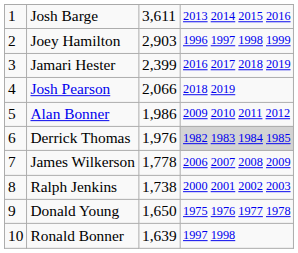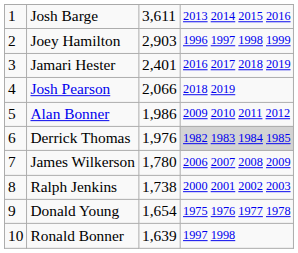(159, 65) 2,399 -> (159, 65) 2,401
(159, 162) 1,778 -> (159, 162) 1,780
(159, 211) 1,650 -> (159, 211) 1,654
